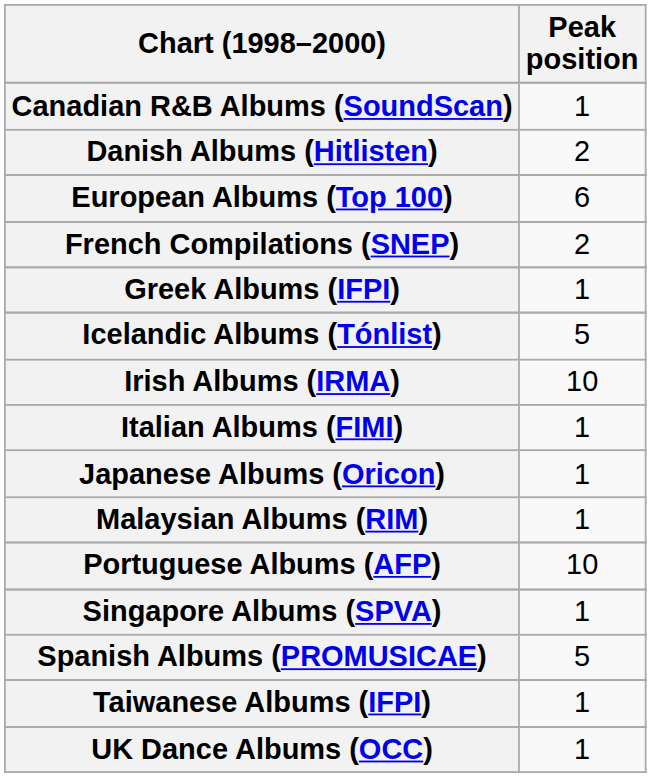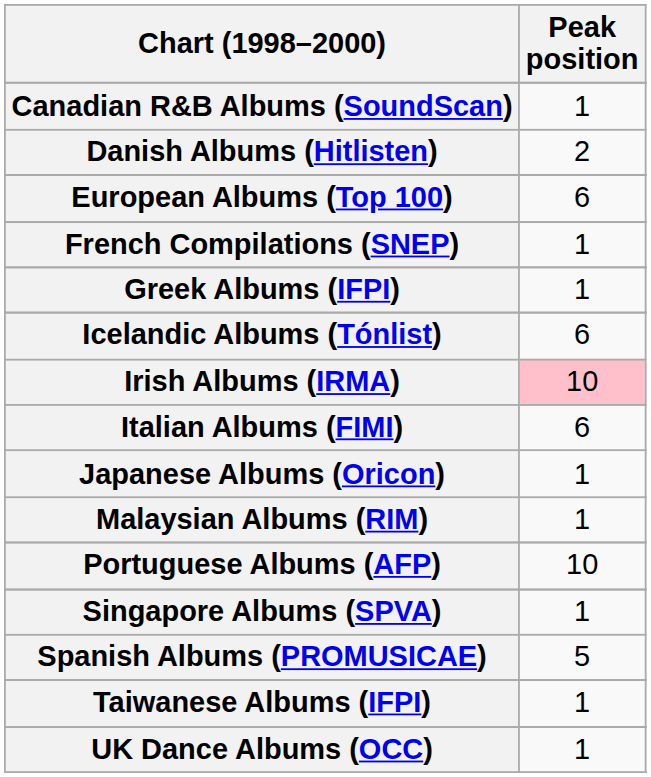(582, 243) 2 -> (582, 243) 1
(582, 335) 5 -> (582, 335) 6
(582, 381) no background -> (582, 381) pink background
(582, 427) 1 -> (582, 427) 6
